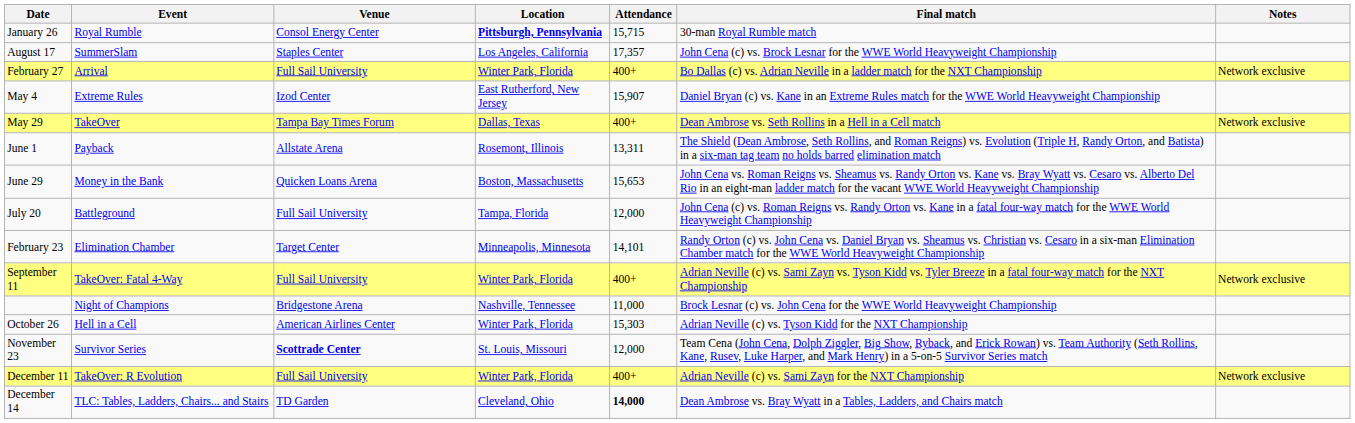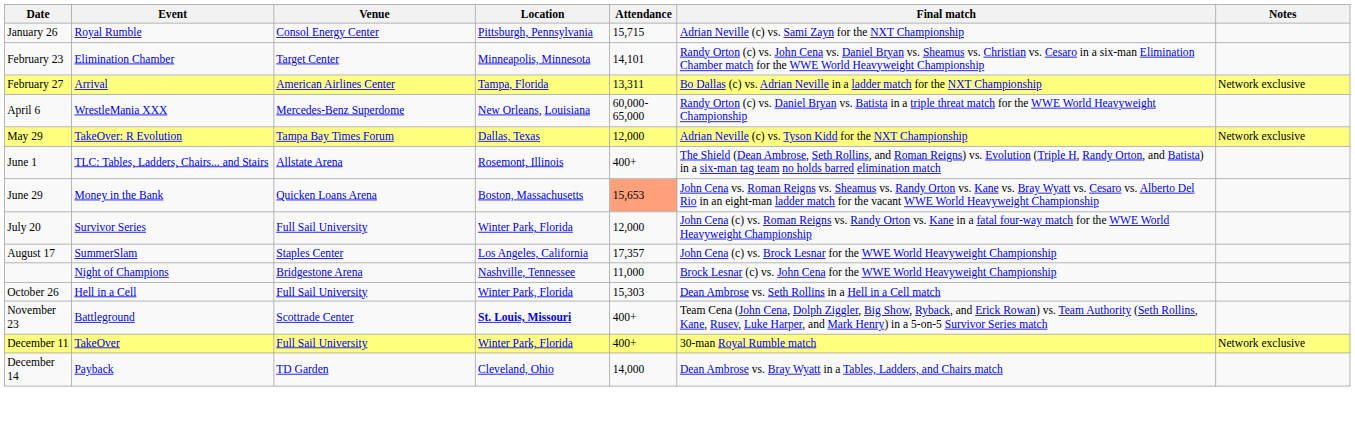(540, 32) bold -> (535, 32) normal
(748, 32) 30-man Royal Rumble match -> (822, 32) Adrian Neville (c) vs. Sami Zayn for the NXT Championship
rows swapped: (35, 246) <-> (31, 51)
(322, 70) Full Sail University -> (336, 84) American Airlines Center
(525, 70) Winter Park, Florida -> (513, 84) Tampa, Florida
(625, 70) 400+ -> (628, 84) 13,311
+ row: (24, 110)
- row: (22, 96)
(97, 122) TakeOver -> (128, 136) TakeOver: R Evolution
(625, 122) 400+ -> (629, 136) 12,000
(810, 122) Dean Ambrose vs. Seth Rollins in a Hell in a Cell match -> (824, 136) Adrian Neville (c) vs. Tyson Kidd for the NXT Championship
(94, 148) Payback -> (171, 162) TLC: Tables, Ladders, Chairs... and Stairs
(628, 148) 13,311 -> (625, 162) 400+
(629, 181) no background -> (629, 194) lightsalmon background
(105, 213) Battleground -> (110, 227) Survivor Series
(513, 213) Tampa, Florida -> (525, 227) Winter Park, Florida
- row: (32, 279)
(336, 324) American Airlines Center -> (322, 291) Full Sail University
(824, 324) Adrian Neville (c) vs. Tyson Kidd for the NXT Championship -> (810, 291) Dean Ambrose vs. Seth Rollins in a Hell in a Cell match
(110, 349) Survivor Series -> (105, 317) Battleground
(318, 349) bold -> (315, 317) normal
(522, 349) normal -> (525, 317) bold
(629, 349) 12,000 -> (625, 317) 400+
(128, 375) TakeOver: R Evolution -> (97, 343) TakeOver
(822, 375) Adrian Neville (c) vs. Sami Zayn for the NXT Championship -> (748, 343) 30-man Royal Rumble match
(171, 401) TLC: Tables, Ladders, Chairs... and Stairs -> (94, 369) Payback
(629, 401) bold -> (629, 369) normal
